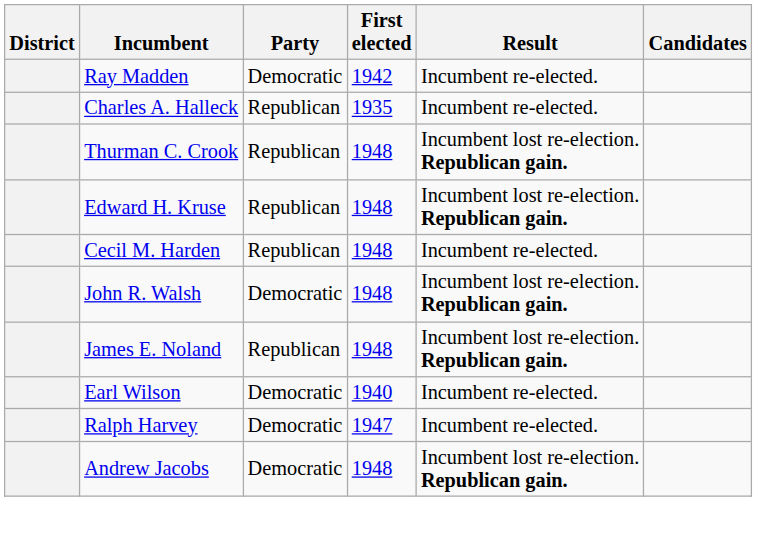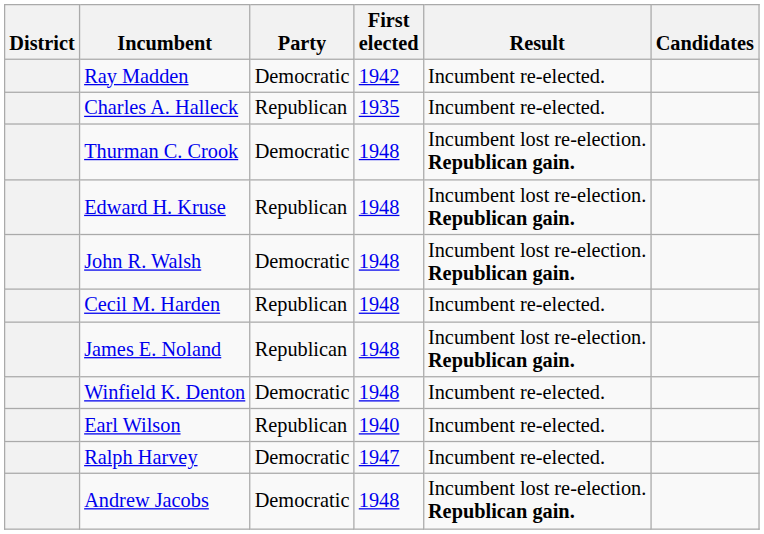(294, 151) Republican -> (302, 151) Democratic
rows swapped: (143, 293) <-> (152, 250)
+ row: (165, 392)
(295, 392) Democratic -> (301, 424) Republican
